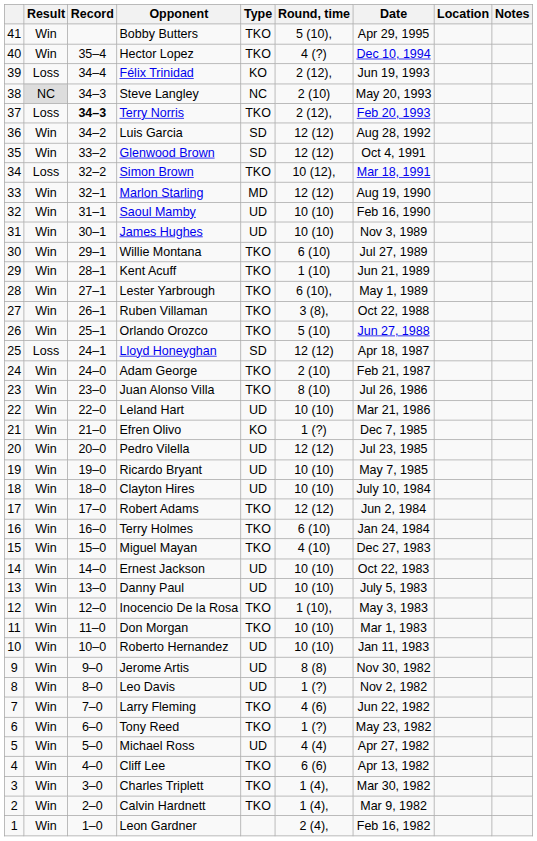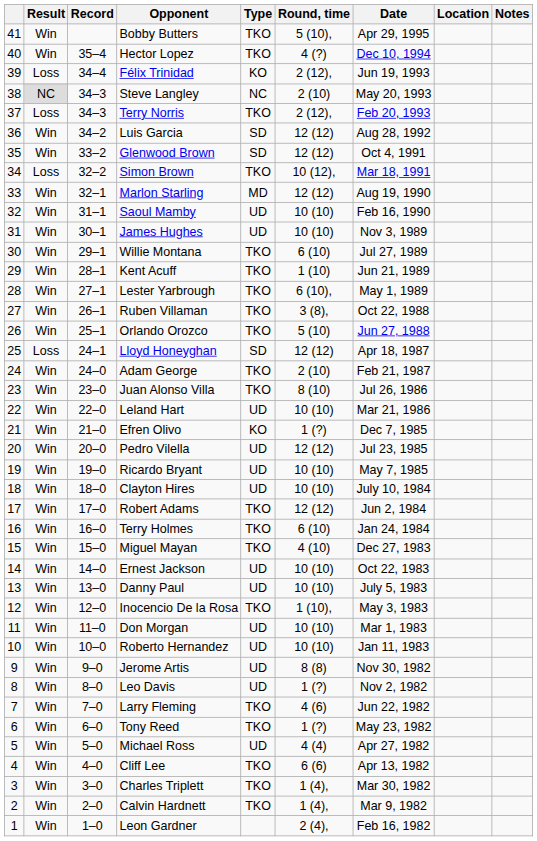(92, 113) bold -> (92, 113) normal
(258, 627) TKO -> (258, 627) UD
